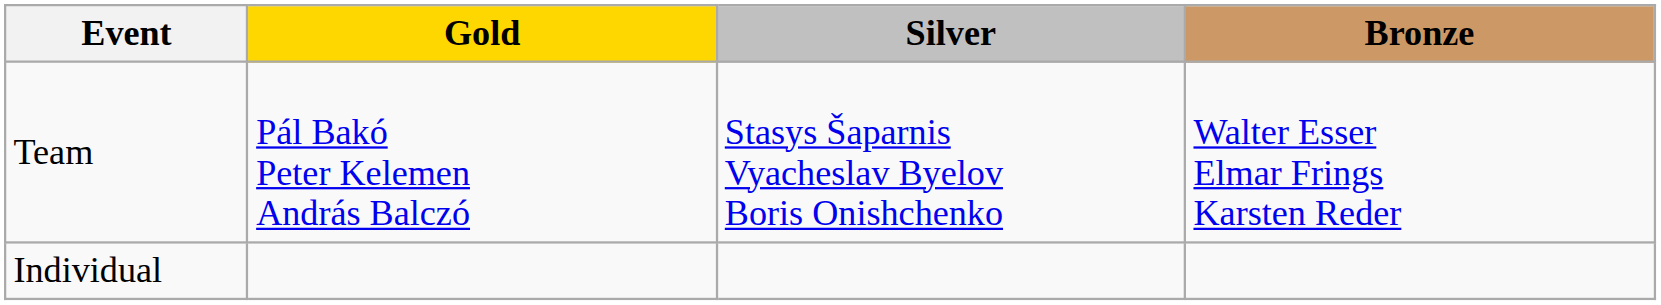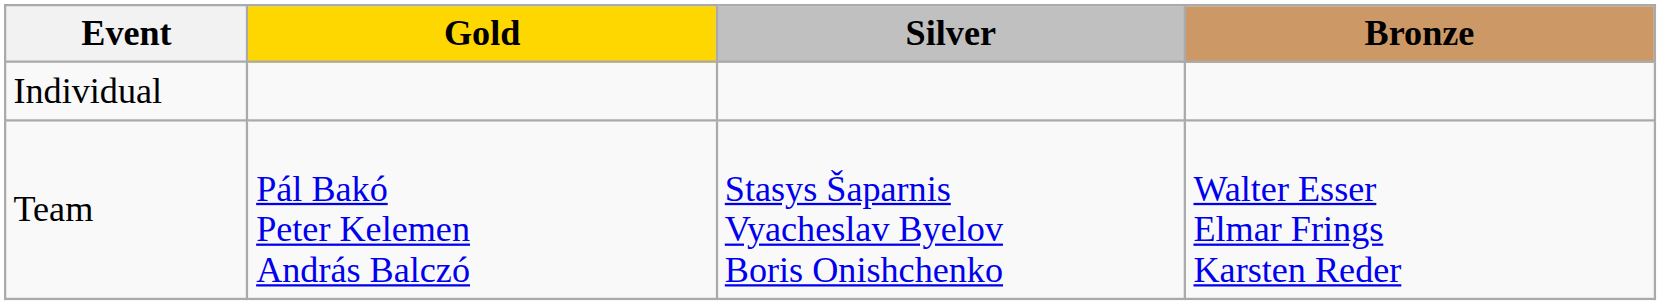rows swapped: (88, 269) <-> (53, 151)
